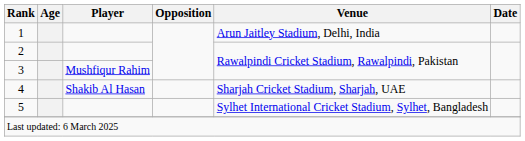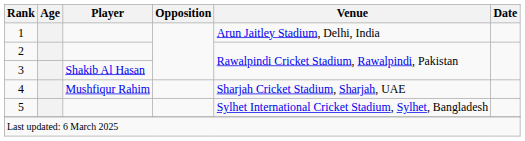(108, 70) Mushfiqur Rahim -> (105, 70) Shakib Al Hasan
(105, 88) Shakib Al Hasan -> (108, 88) Mushfiqur Rahim
